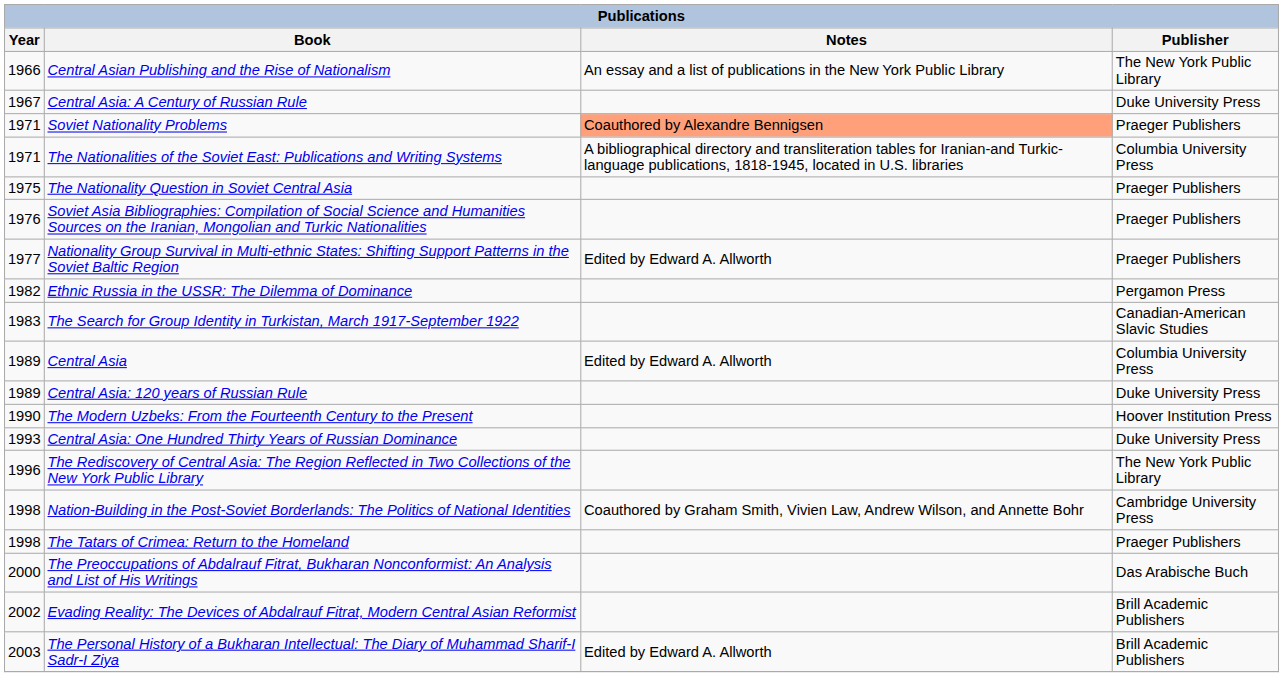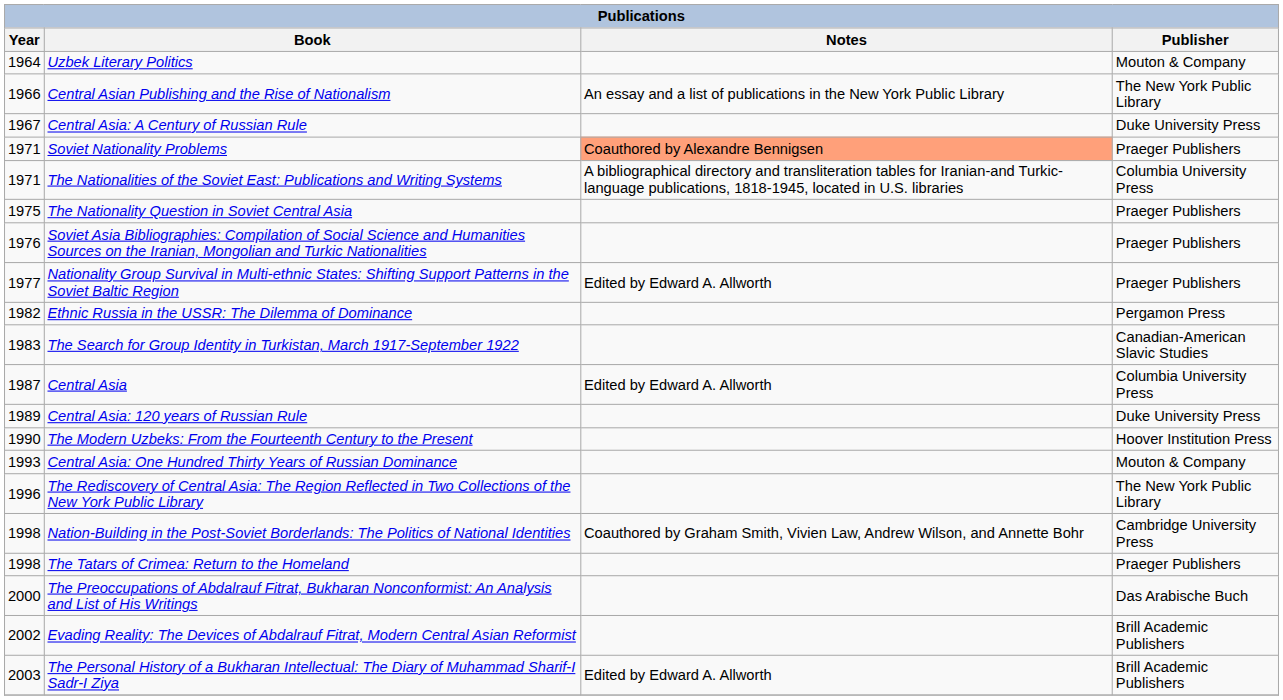+ row: (120, 63)
(24, 362) 1989 -> (24, 385) 1987
(1188, 439) Duke University Press -> (1181, 462) Mouton & Company
